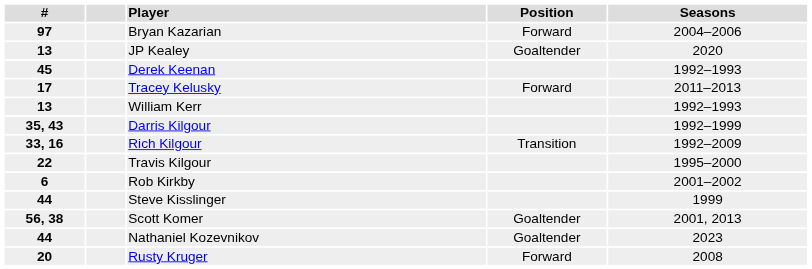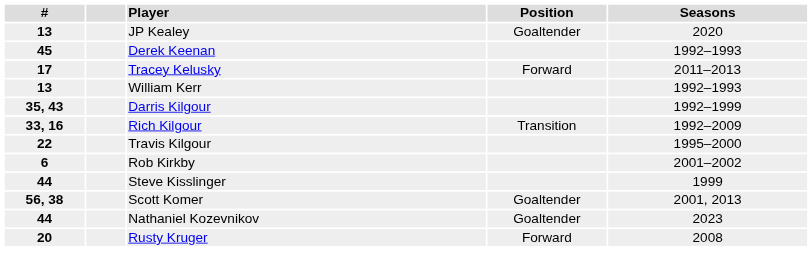- row: (175, 31)
